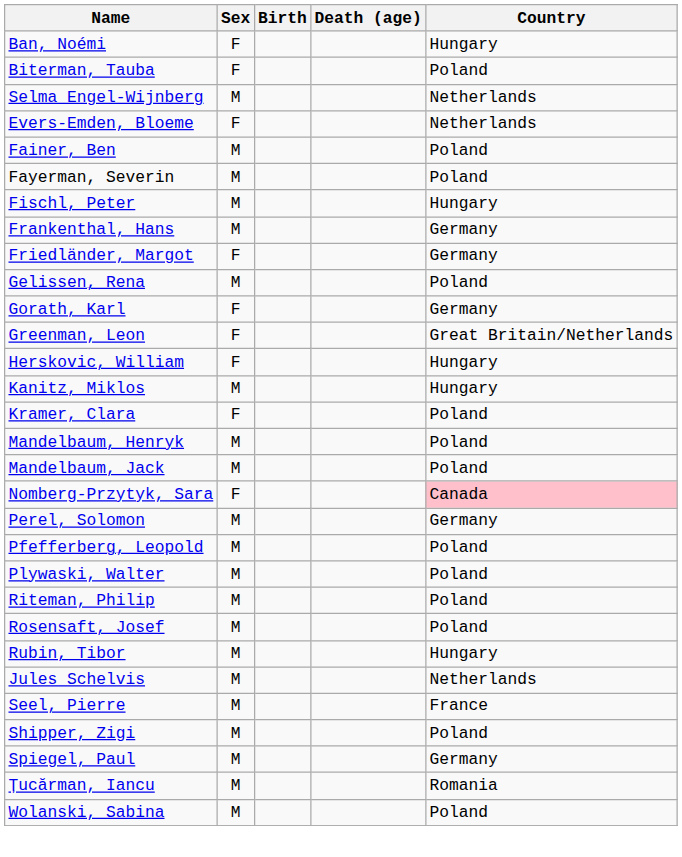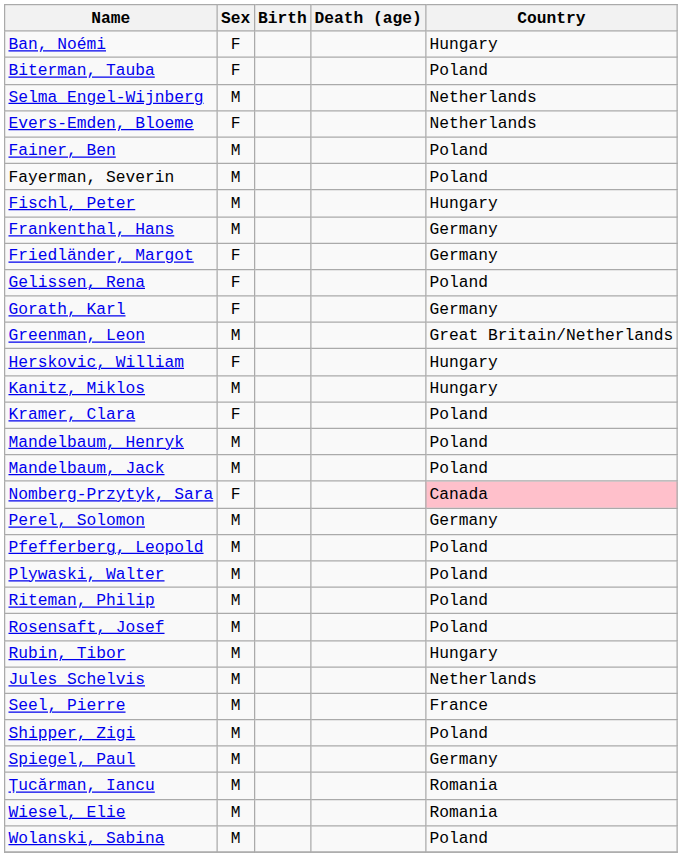(236, 283) M -> (236, 283) F
(236, 336) F -> (236, 336) M
+ row: (67, 812)
